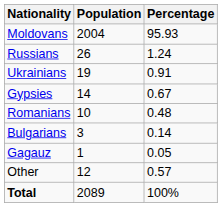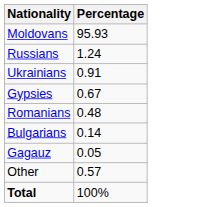- column: (109, 14)
